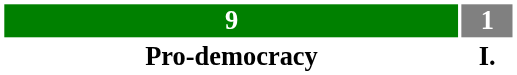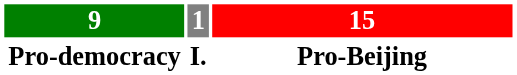+ column: (362, 20)
